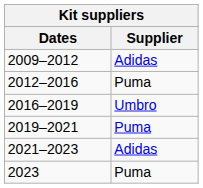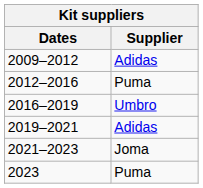(133, 127) Puma -> (136, 127) Adidas
(136, 149) Adidas -> (132, 149) Joma
